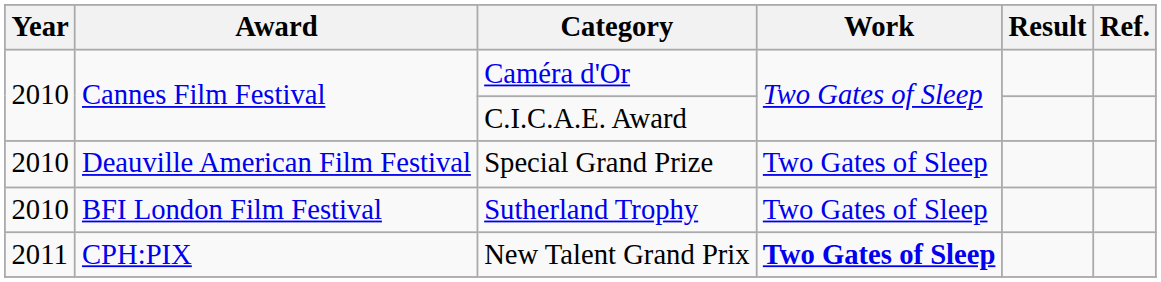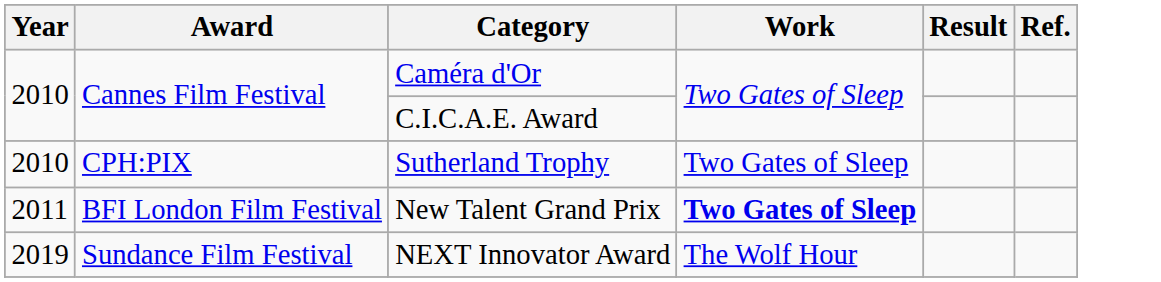- row: (599, 163)
(232, 208) BFI London Film Festival -> (137, 163) CPH:PIX
(137, 254) CPH:PIX -> (232, 208) BFI London Film Festival
+ row: (533, 254)
